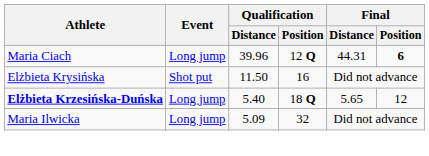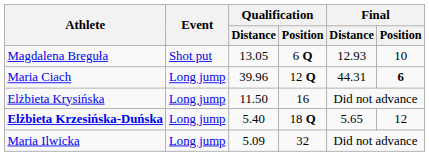+ row: (58, 56)
(190, 77) Shot put -> (197, 98) Long jump
